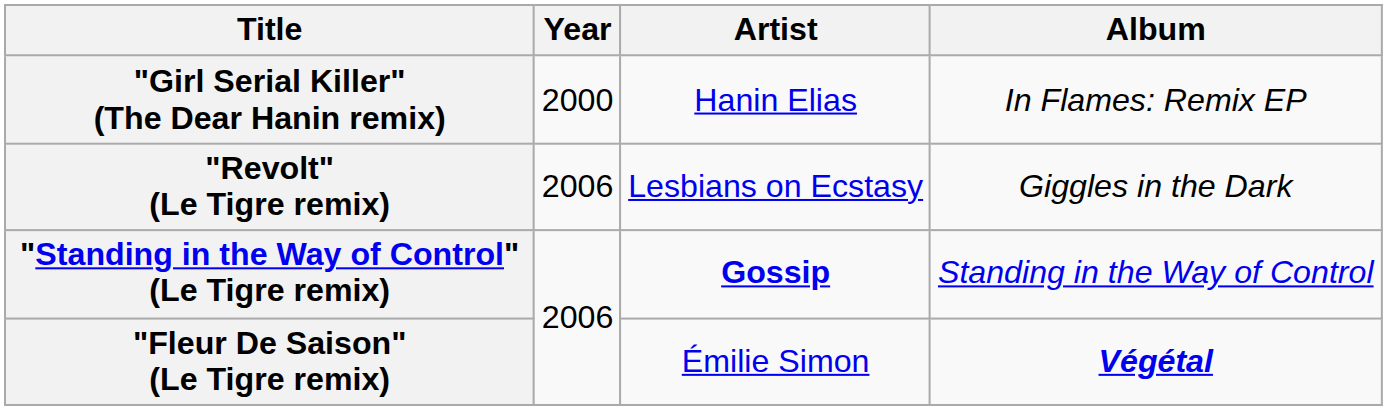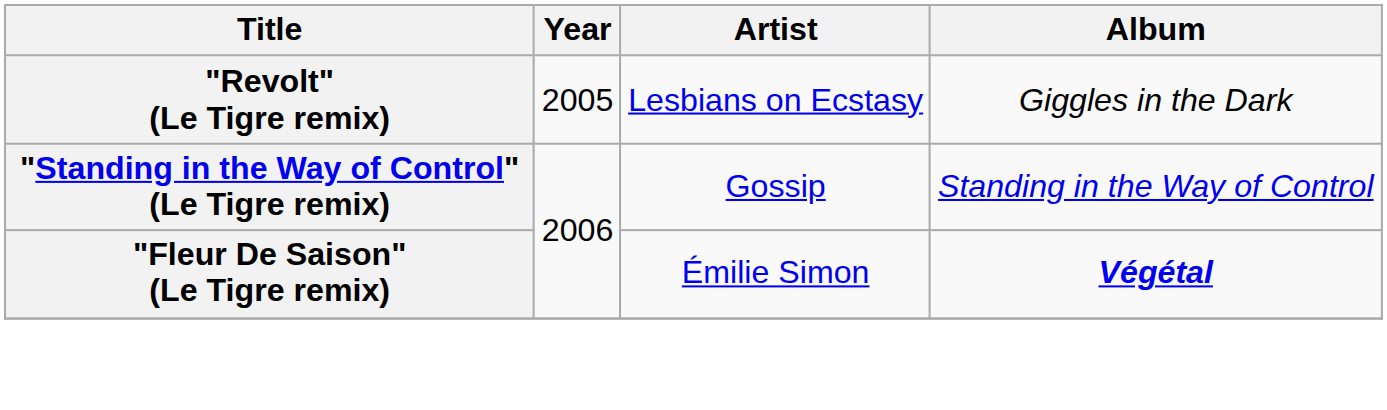- row: (270, 99)
(578, 186) 2006 -> (578, 99) 2005
(776, 273) bold -> (776, 186) normal
